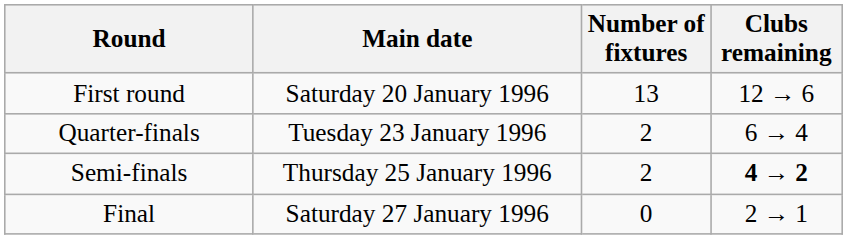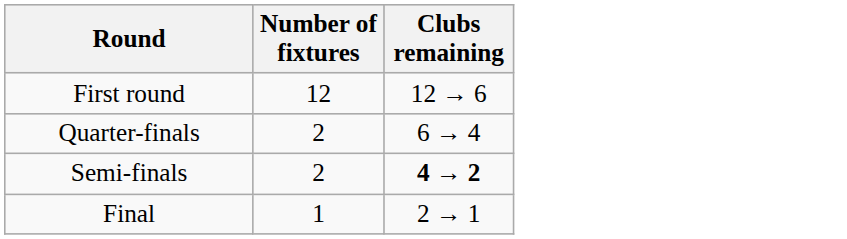- column: (417, 38)
(646, 93) 13 -> (319, 93) 12
(646, 213) 0 -> (319, 213) 1
